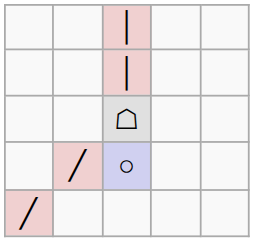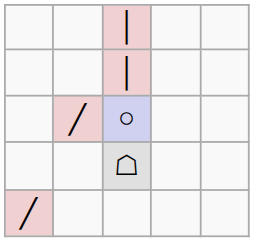rows swapped: (29, 119) <-> (29, 166)
